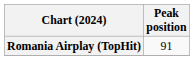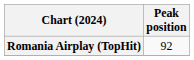(166, 45) 91 -> (166, 45) 92
